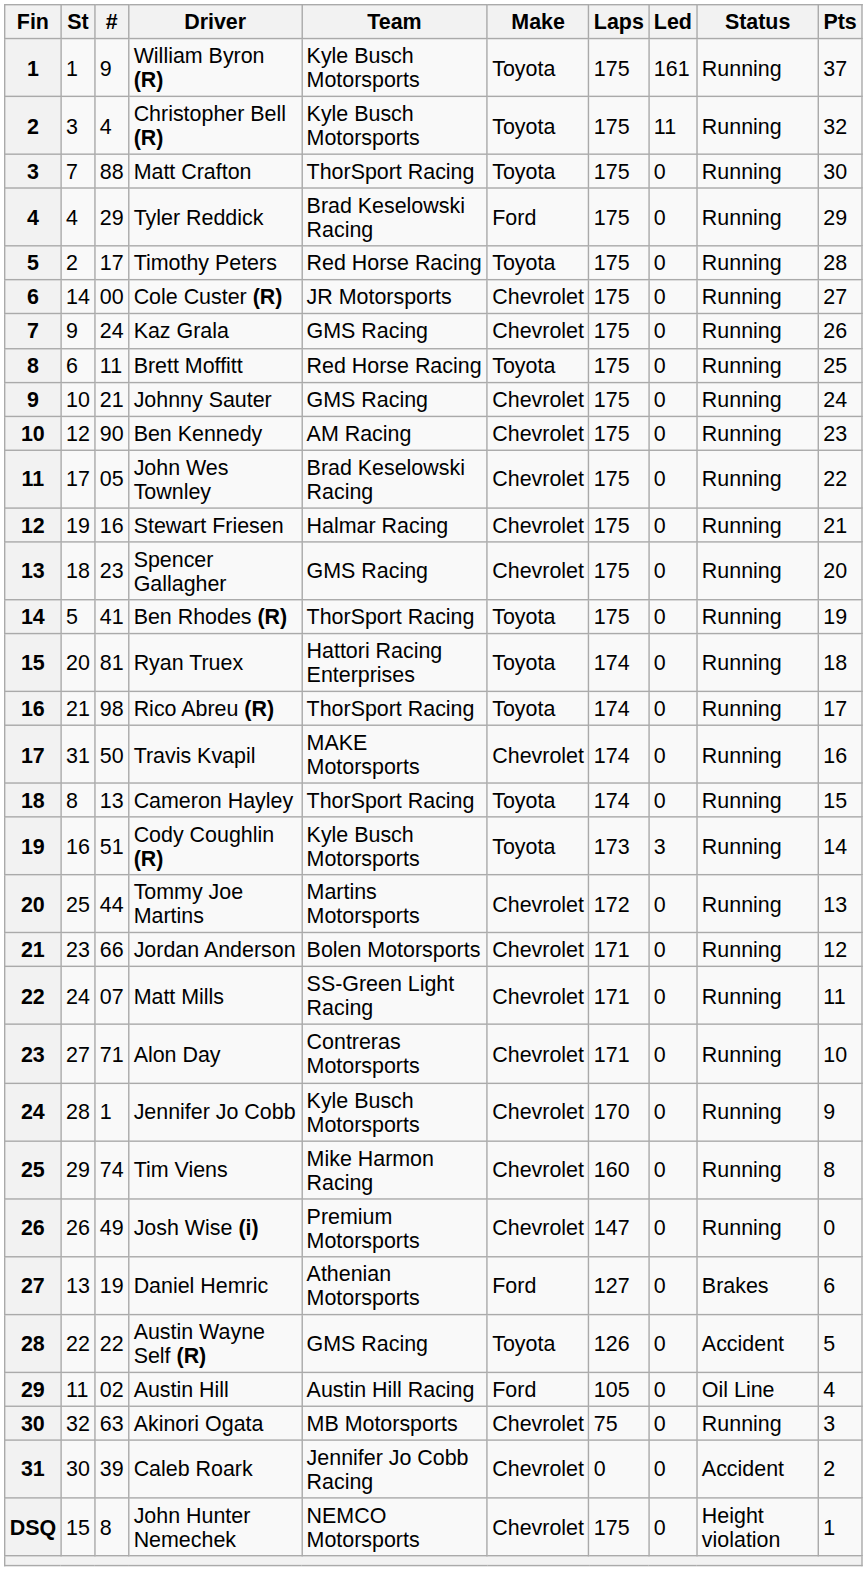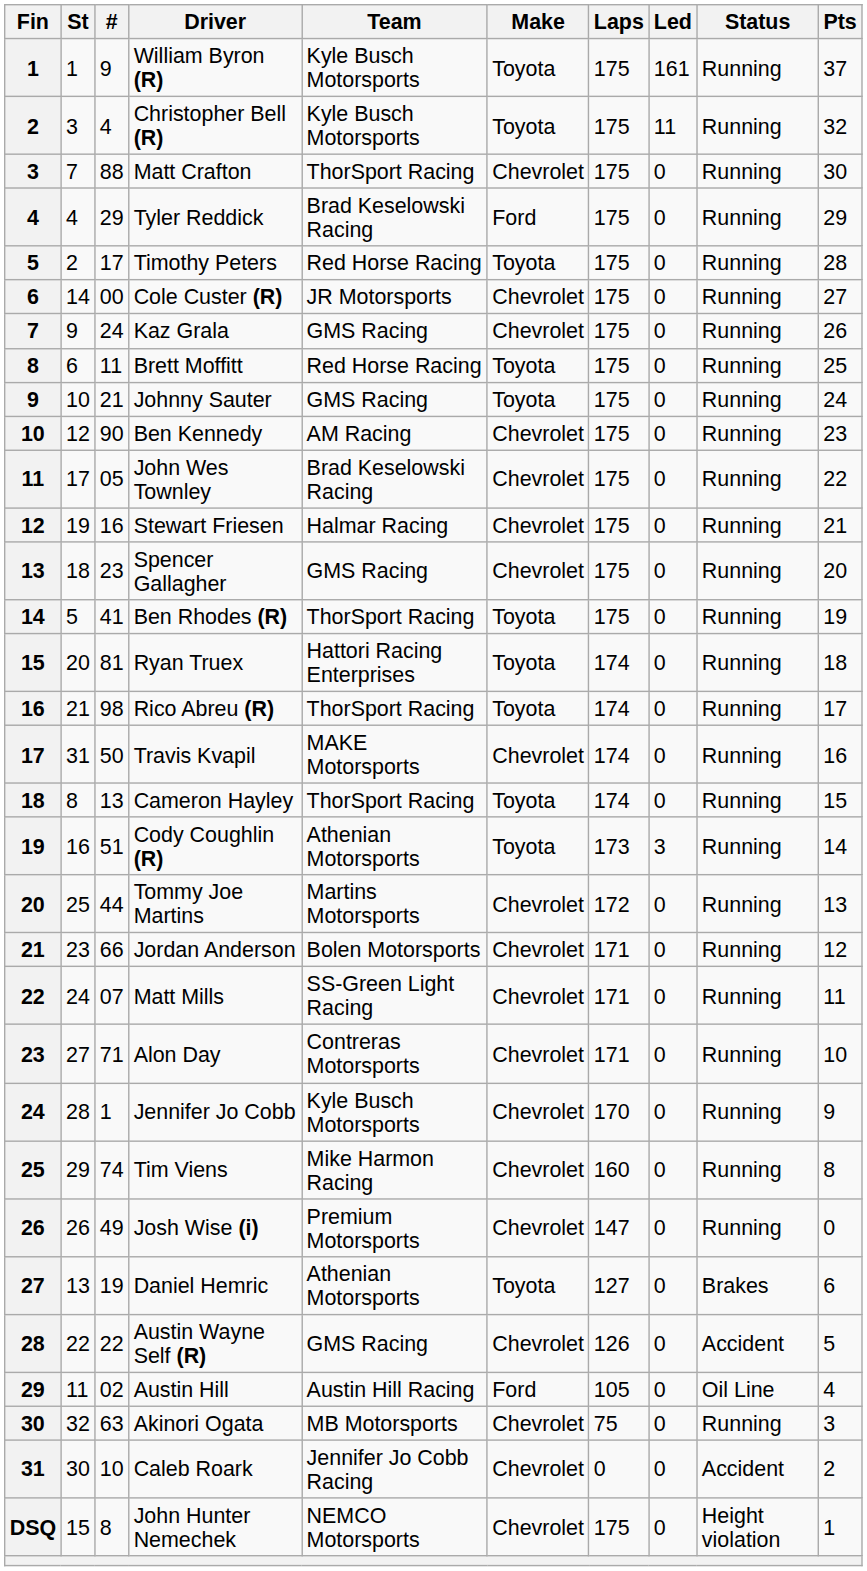(524, 172) Toyota -> (538, 172) Chevrolet
(538, 399) Chevrolet -> (524, 399) Toyota
(363, 846) Kyle Busch Motorsports -> (363, 846) Athenian Motorsports
(514, 1285) Ford -> (524, 1285) Toyota
(524, 1343) Toyota -> (538, 1343) Chevrolet
(112, 1469) 39 -> (112, 1469) 10
